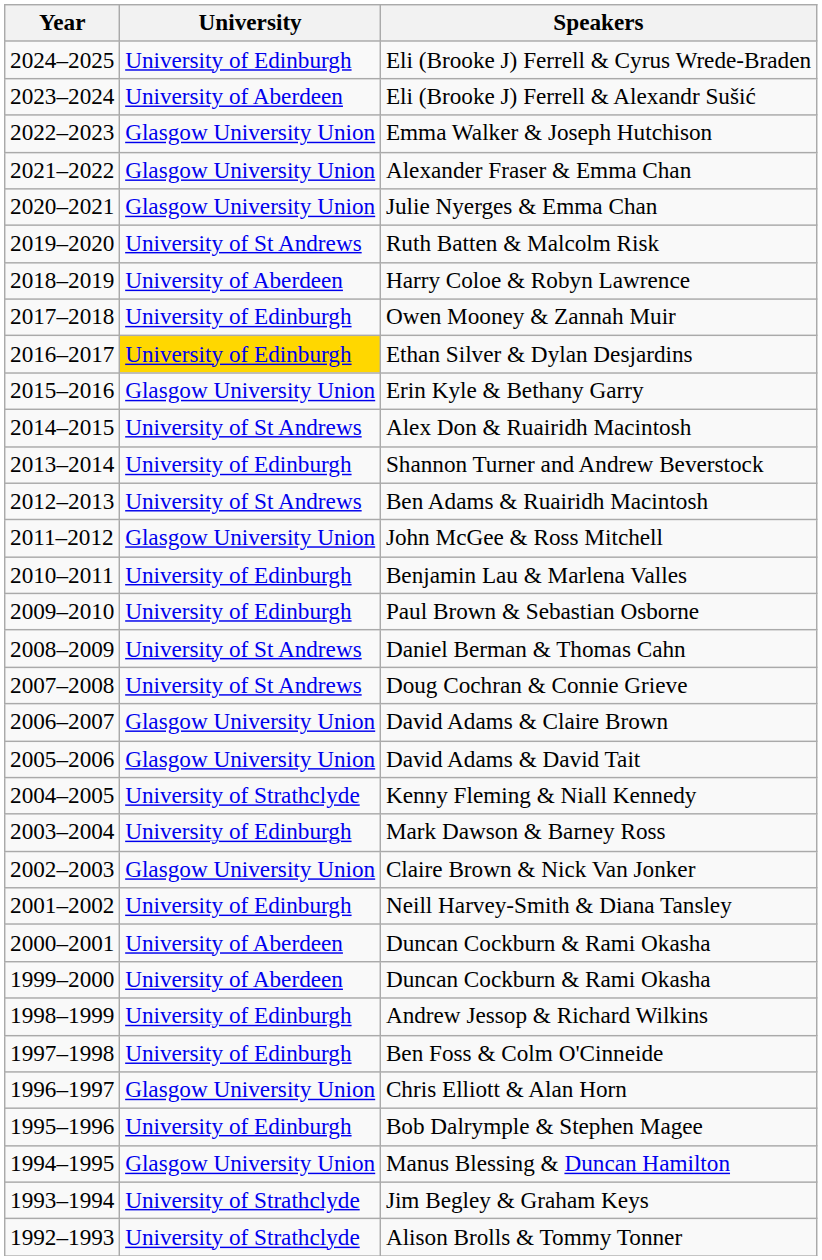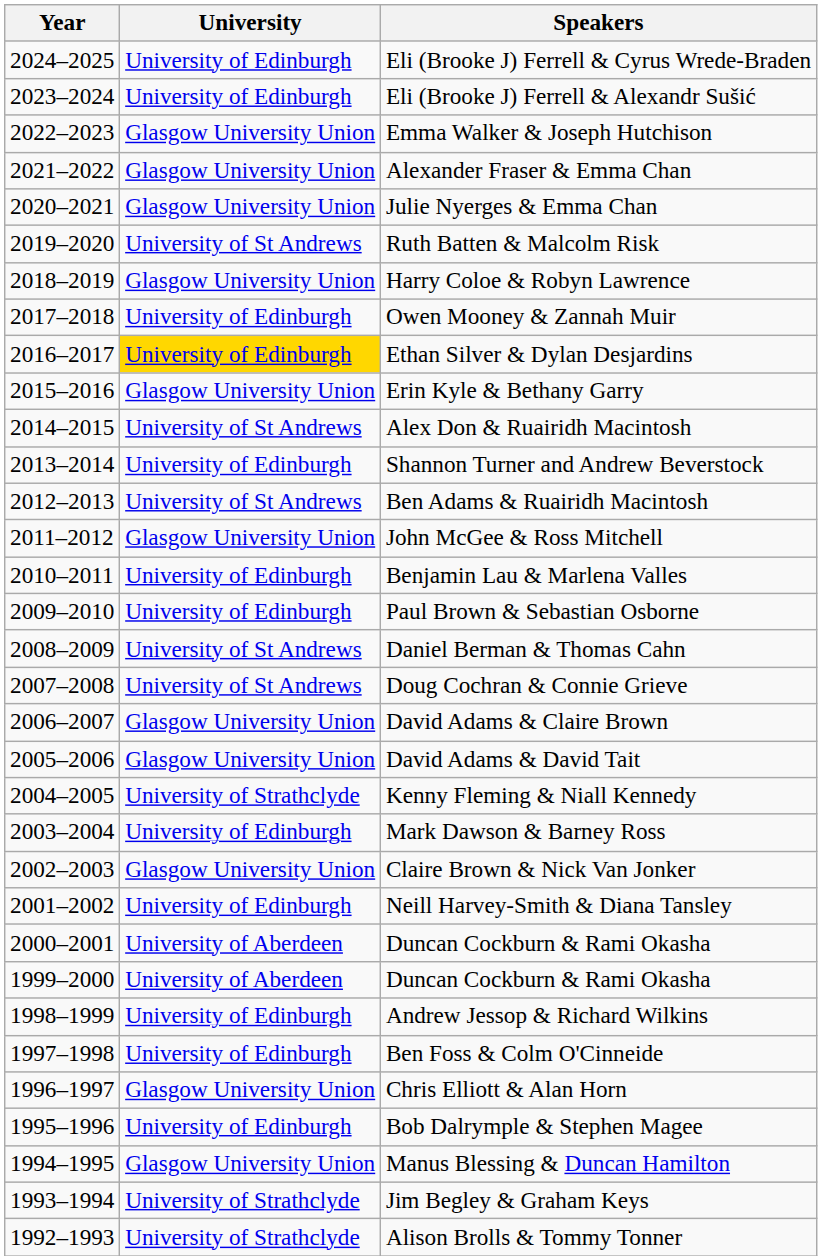(234, 96) University of Aberdeen -> (238, 96) University of Edinburgh
(234, 280) University of Aberdeen -> (250, 280) Glasgow University Union
